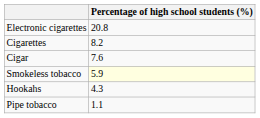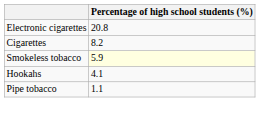- row: (17, 58)
(97, 89) 4.3 -> (97, 74) 4.1
